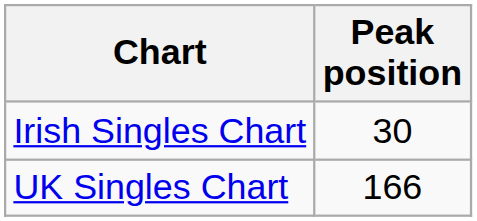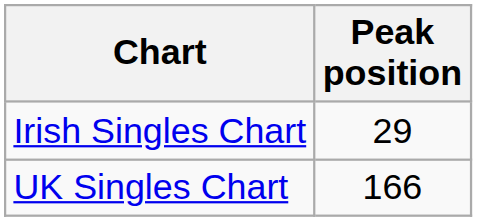(392, 130) 30 -> (392, 130) 29
